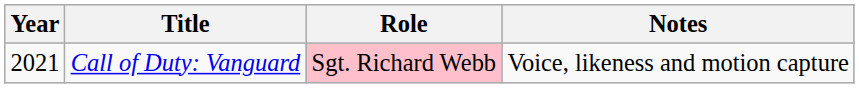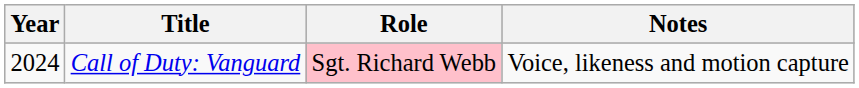(35, 62) 2021 -> (35, 62) 2024
